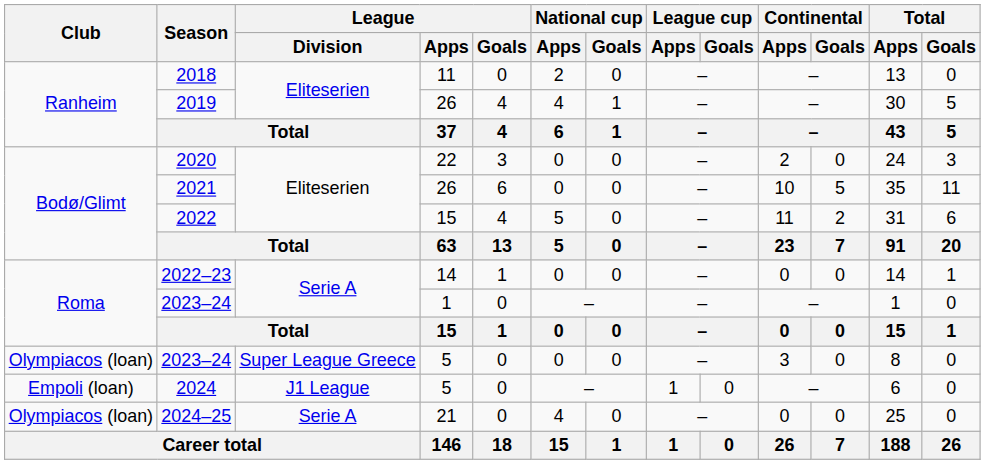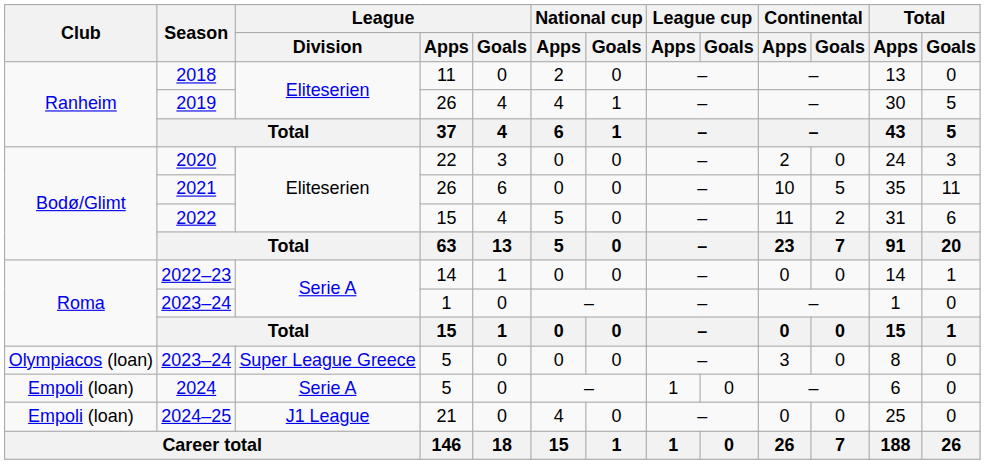(328, 388) J1 League -> (328, 388) Serie A
(81, 416) Olympiacos (loan) -> (81, 416) Empoli (loan)
(328, 416) Serie A -> (328, 416) J1 League
